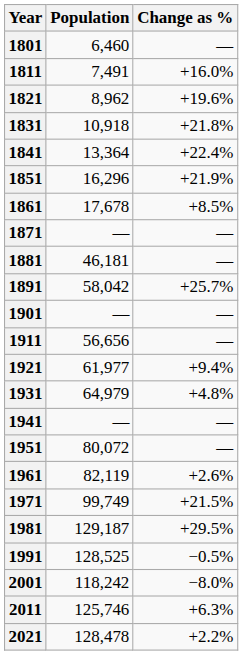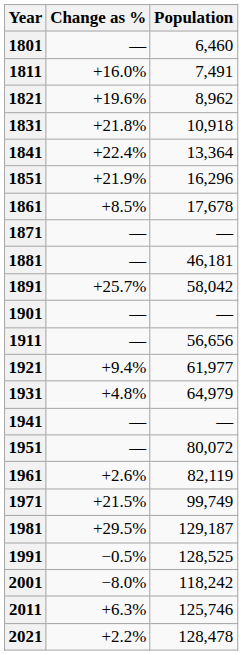columns swapped: (90, 17) <-> (185, 17)
